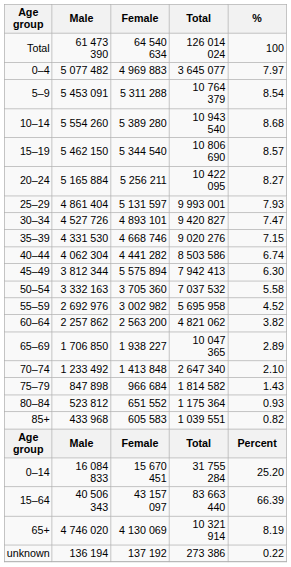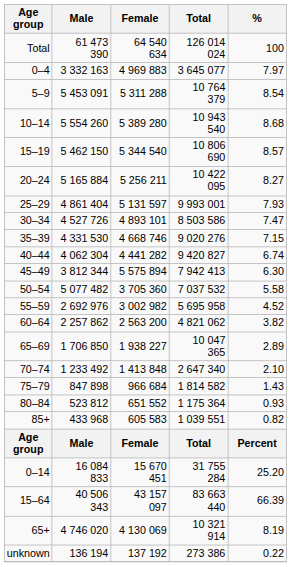(84, 71) 5 077 482 -> (84, 71) 3 332 163
(201, 221) 9 420 827 -> (201, 221) 8 503 586
(201, 255) 8 503 586 -> (201, 255) 9 420 827
(84, 289) 3 332 163 -> (84, 289) 5 077 482
